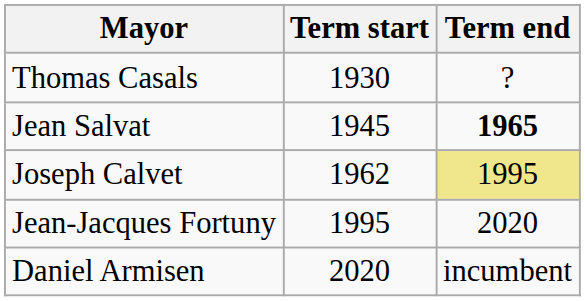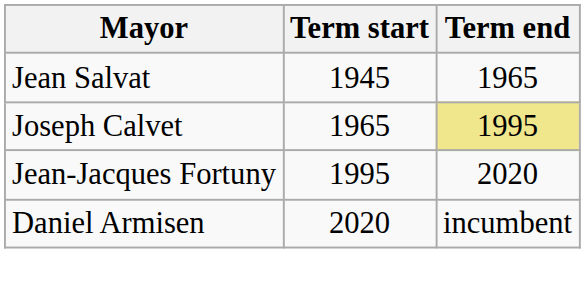- row: (105, 77)
(507, 125) bold -> (507, 77) normal
(359, 174) 1962 -> (359, 125) 1965
